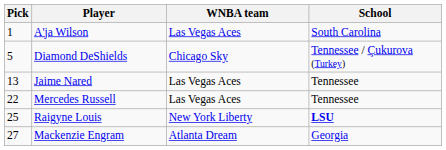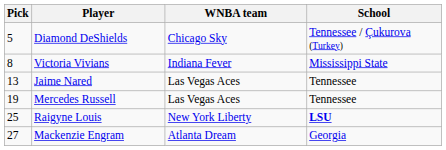- row: (61, 31)
+ row: (72, 63)
(13, 99) 22 -> (13, 99) 19
